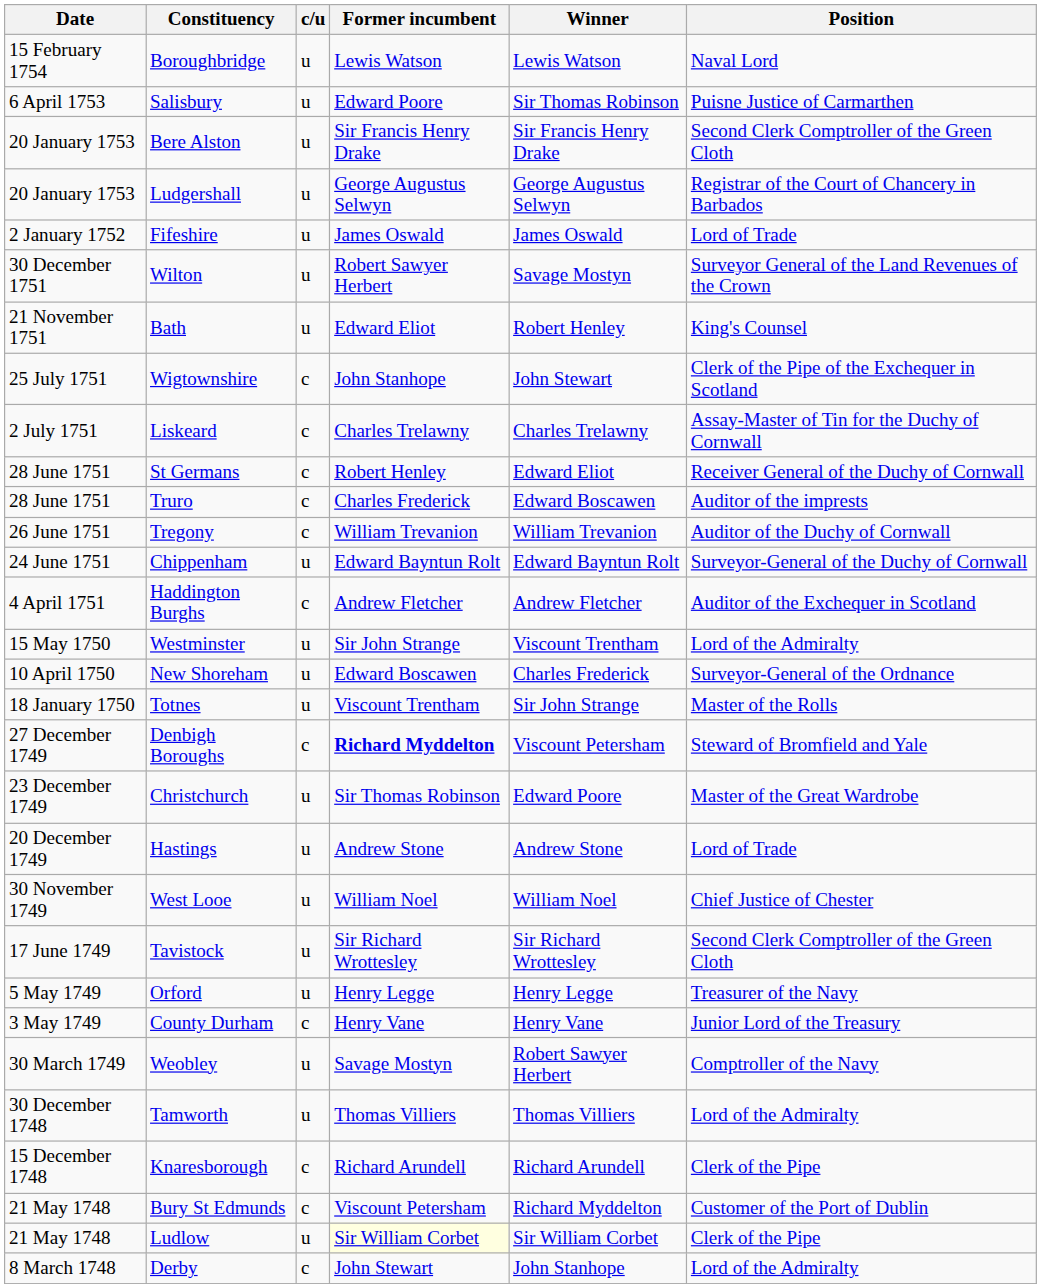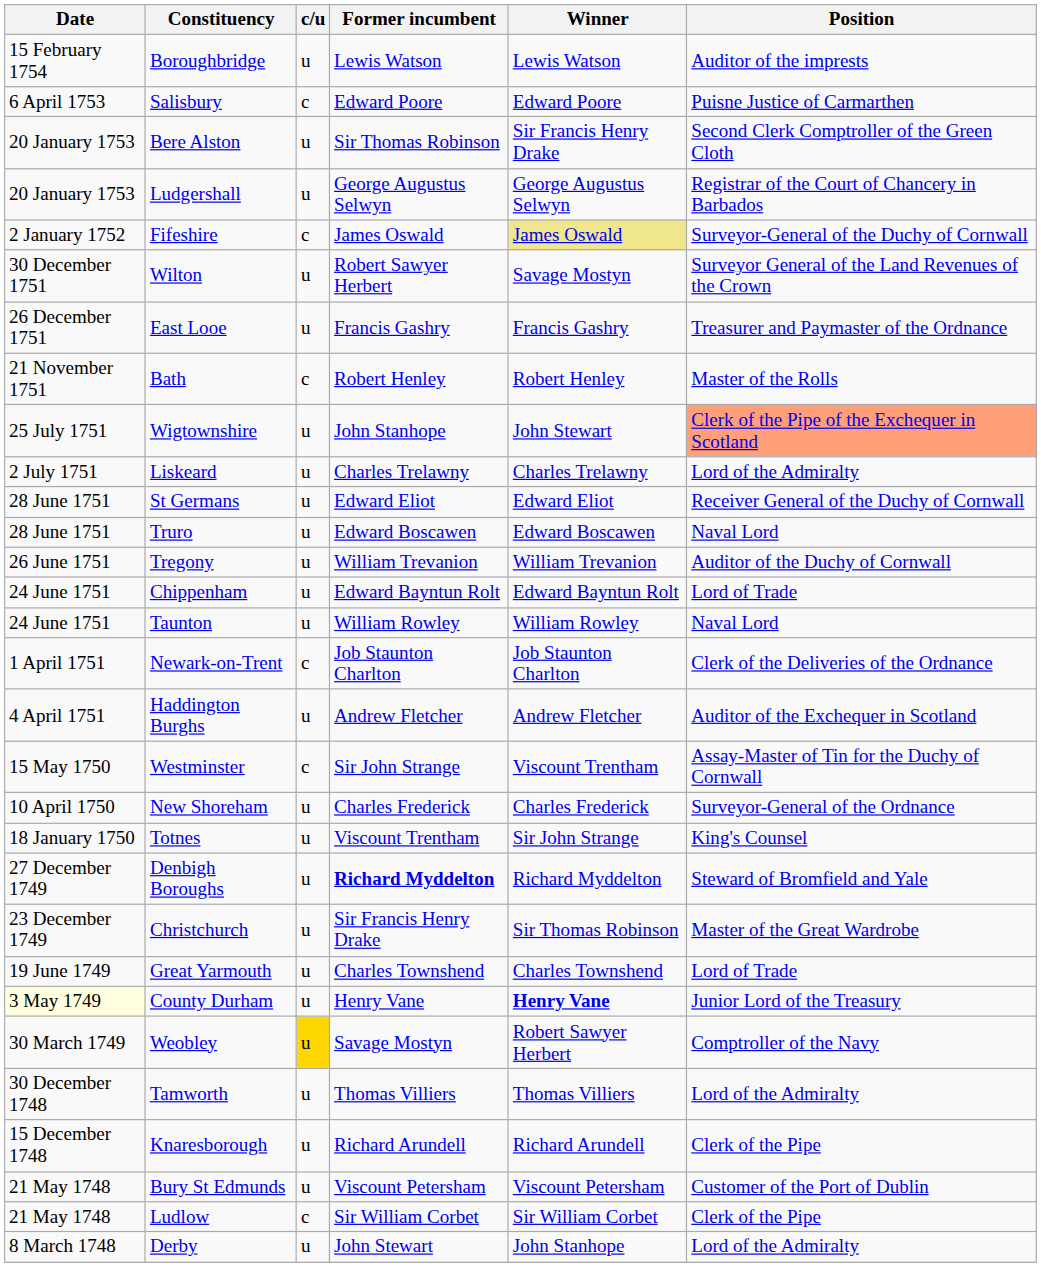(734, 60) Naval Lord -> (780, 60) Auditor of the imprests
(306, 101) u -> (305, 101) c
(596, 101) Sir Thomas Robinson -> (567, 101) Edward Poore
(402, 142) Sir Francis Henry Drake -> (417, 142) Sir Thomas Robinson
(306, 234) u -> (305, 234) c
(568, 234) no background -> (568, 234) khaki background
(744, 234) Lord of Trade -> (860, 234) Surveyor-General of the Duchy of Cornwall
+ row: (188, 327)
(306, 327) u -> (305, 378) c
(385, 327) Edward Eliot -> (390, 378) Robert Henley
(749, 327) King's Counsel -> (765, 378) Master of the Rolls
(305, 378) c -> (306, 430) u
(833, 378) no background -> (833, 430) lightsalmon background
(305, 430) c -> (306, 471) u
(835, 430) Assay-Master of Tin for the Duchy of Cornwall -> (775, 471) Lord of the Admiralty
(305, 471) c -> (306, 501) u
(390, 471) Robert Henley -> (385, 501) Edward Eliot
(305, 501) c -> (306, 531) u
(402, 501) Charles Frederick -> (405, 531) Edward Boscawen
(779, 501) Auditor of the imprests -> (735, 531) Naval Lord
(305, 531) c -> (306, 562) u
(859, 562) Surveyor-General of the Duchy of Cornwall -> (744, 592) Lord of Trade
+ row: (181, 622)
+ row: (216, 663)
(305, 602) c -> (306, 715) u
(306, 643) u -> (305, 766) c
(775, 643) Lord of the Admiralty -> (835, 766) Assay-Master of Tin for the Duchy of Cornwall
(405, 674) Edward Boscawen -> (402, 807) Charles Frederick
(764, 704) Master of the Rolls -> (749, 837) King's Counsel
(305, 745) c -> (306, 878) u
(589, 745) Viscount Petersham -> (587, 878) Richard Myddelton
(417, 796) Sir Thomas Robinson -> (402, 930) Sir Francis Henry Drake
(567, 796) Edward Poore -> (596, 930) Sir Thomas Robinson
- row: (183, 848)
- row: (191, 900)
+ row: (211, 971)
- row: (187, 951)
- row: (176, 992)
(55, 1022) no background -> (55, 1001) lightyellow background
(305, 1022) c -> (306, 1001) u
(558, 1022) normal -> (561, 1001) bold
(306, 1063) no background -> (306, 1042) gold background
(305, 1166) c -> (306, 1145) u
(305, 1207) c -> (306, 1186) u
(587, 1207) Richard Myddelton -> (589, 1186) Viscount Petersham
(306, 1238) u -> (305, 1216) c
(407, 1238) lightyellow background -> (406, 1216) no background
(305, 1268) c -> (306, 1246) u
